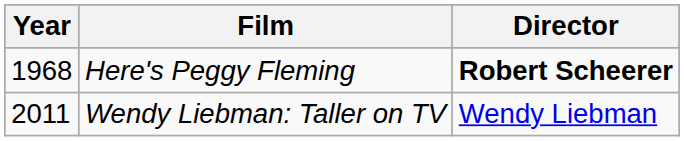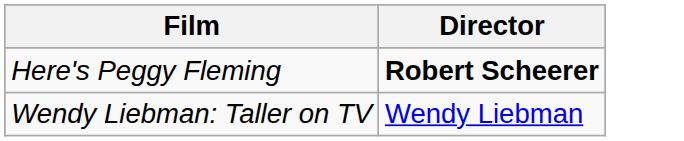- column: (42, 26)
